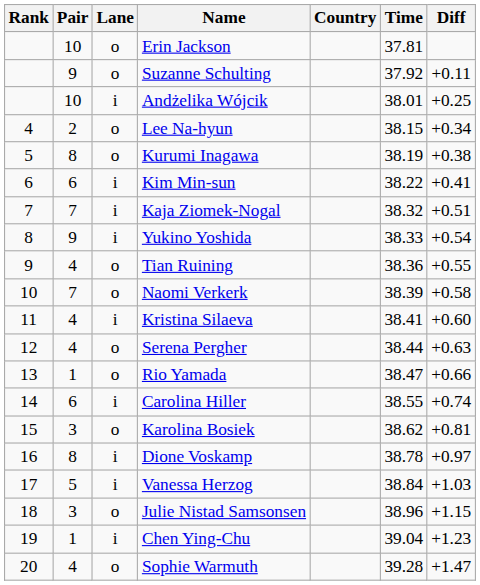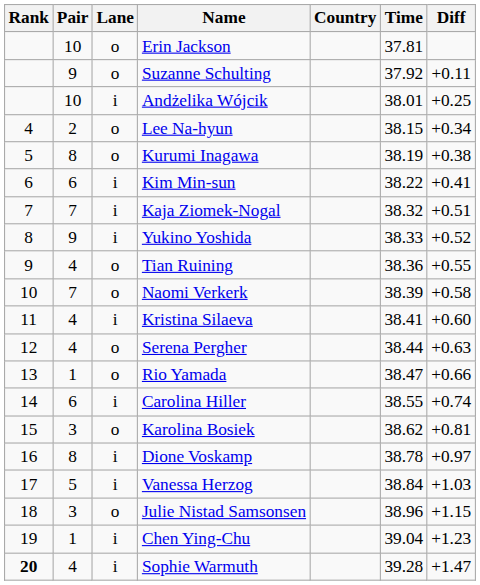(451, 237) +0.54 -> (451, 237) +0.52
(29, 566) normal -> (29, 566) bold
(115, 566) o -> (115, 566) i
